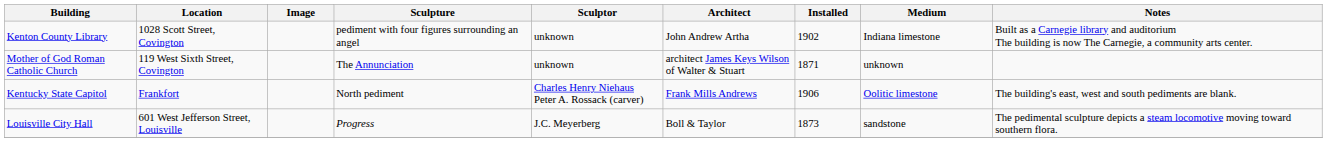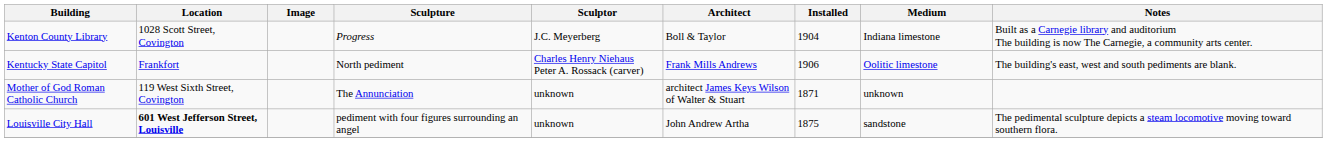(427, 36) pediment with four figures surrounding an angel -> (355, 36) Progress
(554, 36) unknown -> (567, 36) J.C. Meyerberg
(707, 36) John Andrew Artha -> (696, 36) Boll & Taylor
(808, 36) 1902 -> (808, 36) 1904
rows swapped: (56, 65) <-> (57, 94)
(195, 123) normal -> (198, 123) bold
(355, 123) Progress -> (427, 123) pediment with four figures surrounding an angel
(567, 123) J.C. Meyerberg -> (554, 123) unknown
(696, 123) Boll & Taylor -> (707, 123) John Andrew Artha
(808, 123) 1873 -> (808, 123) 1875
